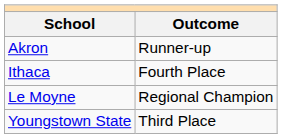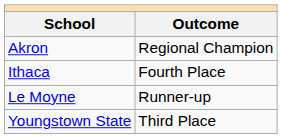(175, 48) Runner-up -> (206, 48) Regional Champion
(206, 97) Regional Champion -> (175, 97) Runner-up
